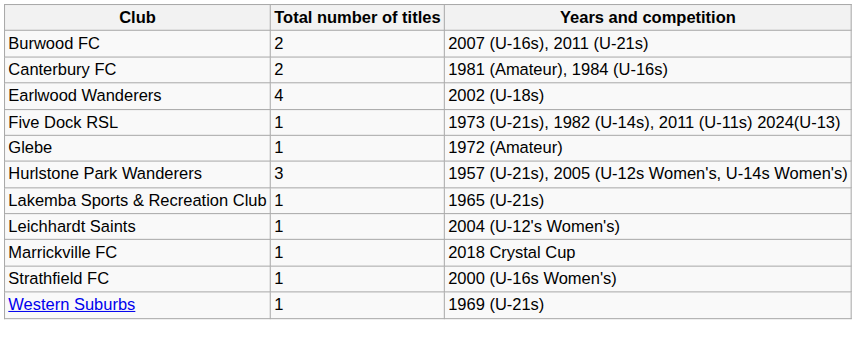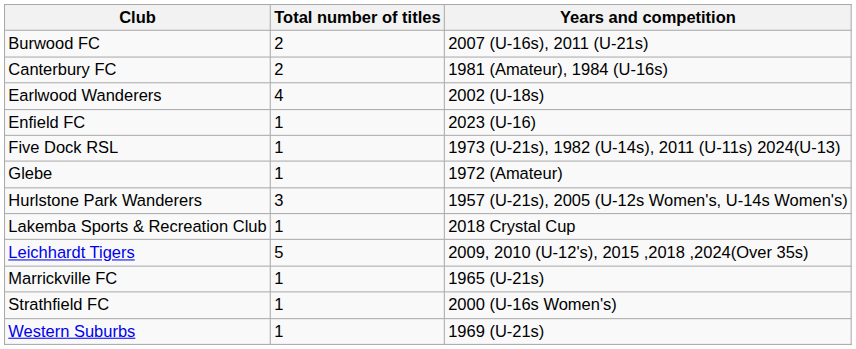+ row: (47, 122)
(496, 200) 1965 (U-21s) -> (512, 226) 2018 Crystal Cup
- row: (72, 226)
+ row: (72, 252)
(512, 252) 2018 Crystal Cup -> (496, 278) 1965 (U-21s)
